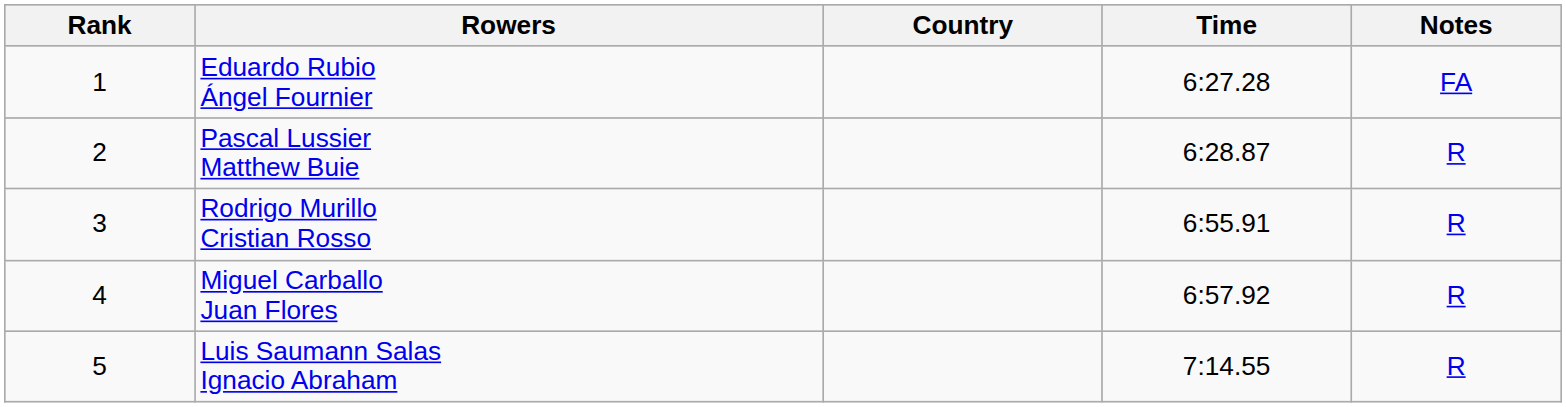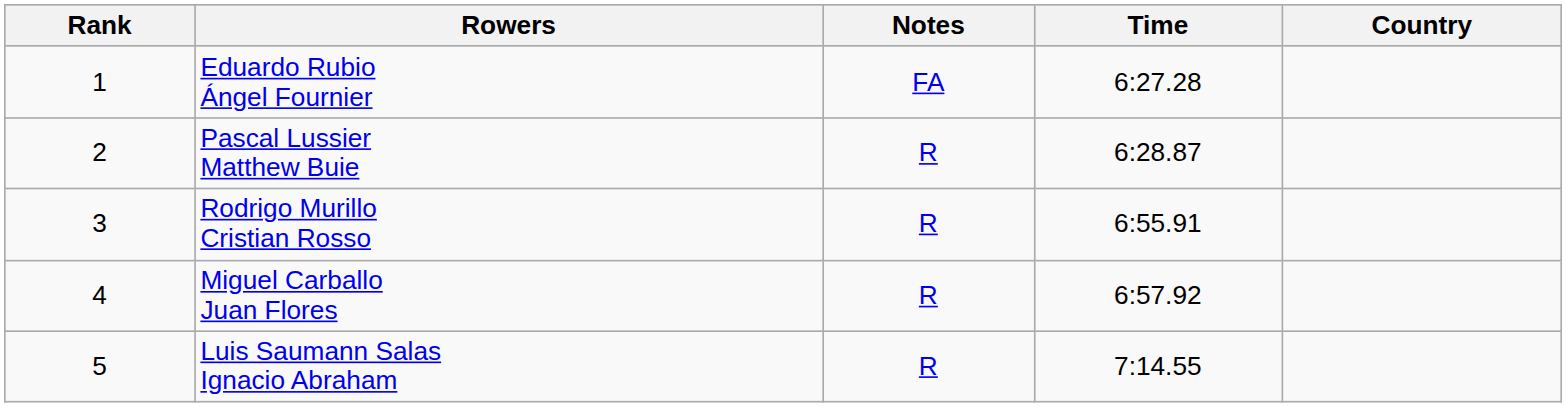columns swapped: (963, 25) <-> (1456, 25)
